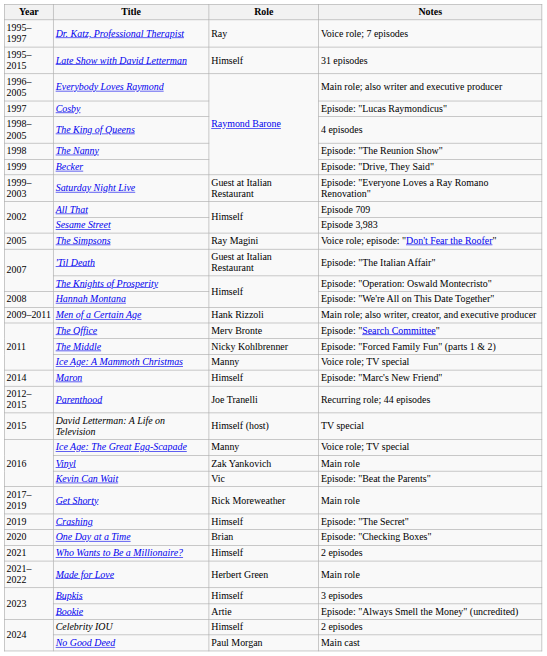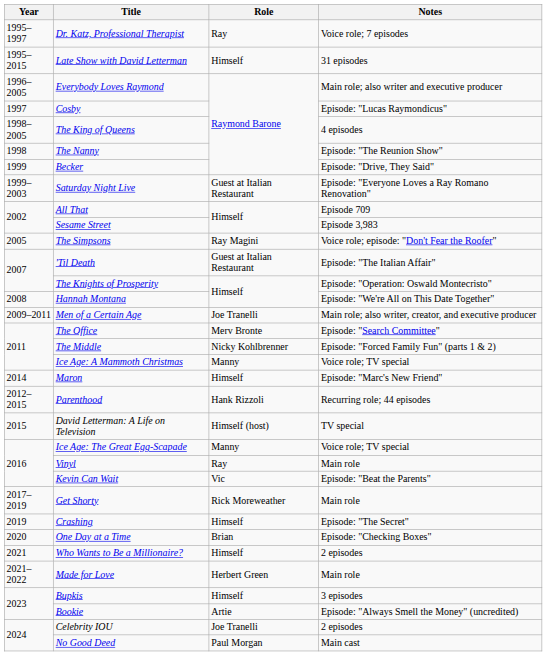(238, 315) Hank Rizzoli -> (235, 315) Joe Tranelli
(235, 399) Joe Tranelli -> (238, 399) Hank Rizzoli
(241, 463) Zak Yankovich -> (219, 463) Ray
(227, 627) Himself -> (235, 627) Joe Tranelli
